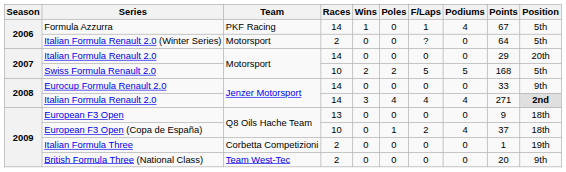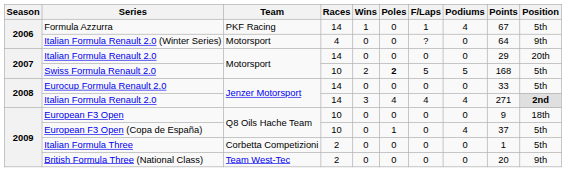(337, 42) 2 -> (337, 42) 4
(541, 42) 5th -> (541, 42) 9th
(394, 71) normal -> (394, 71) bold
(541, 86) 9th -> (541, 86) 5th
(337, 116) 13 -> (337, 116) 10
(426, 130) 2 -> (426, 130) 0
(541, 130) 18th -> (541, 130) 5th
(541, 145) 19th -> (541, 145) 5th
